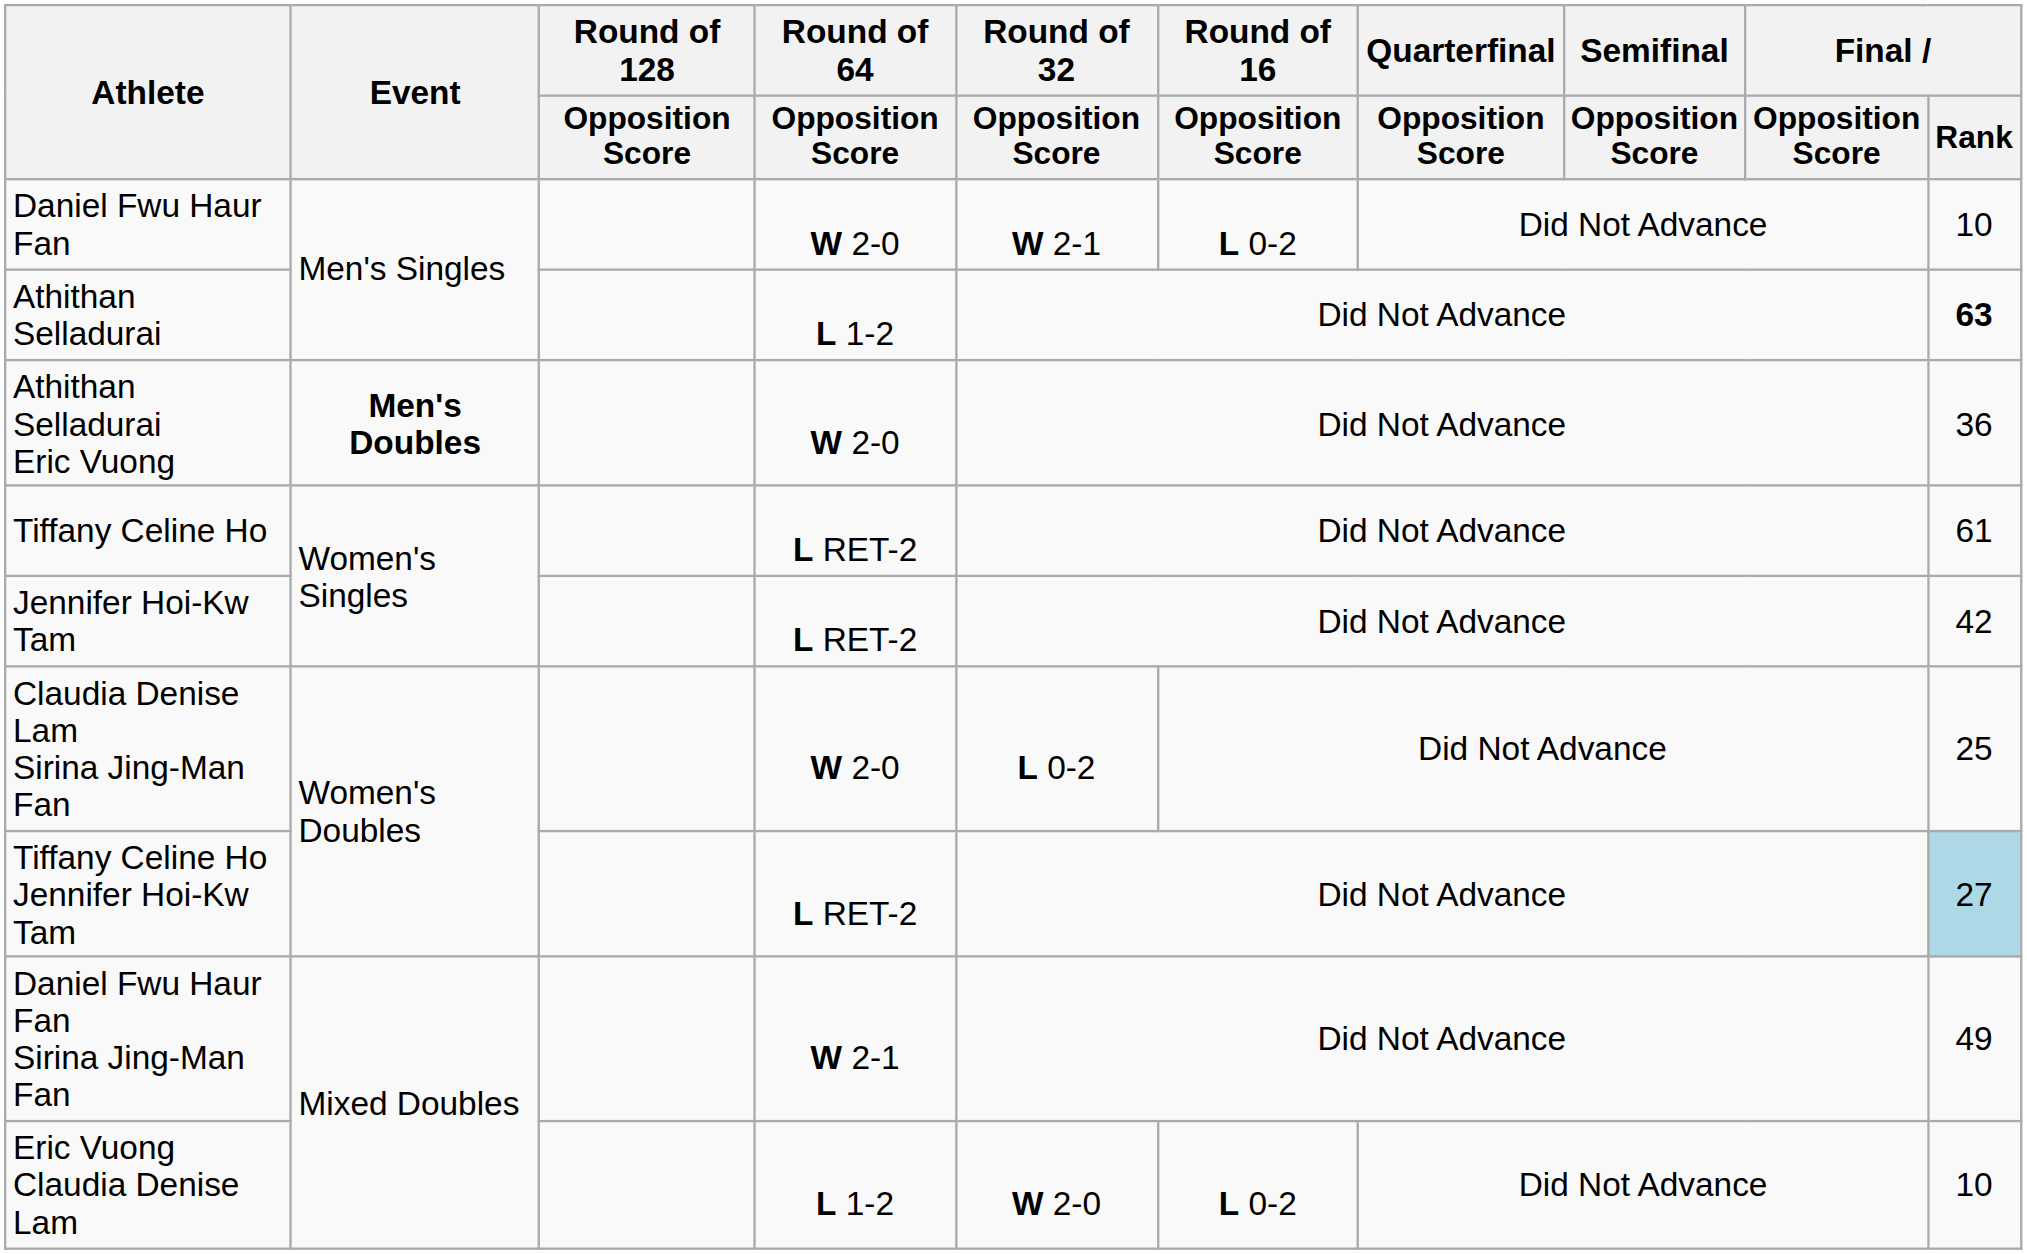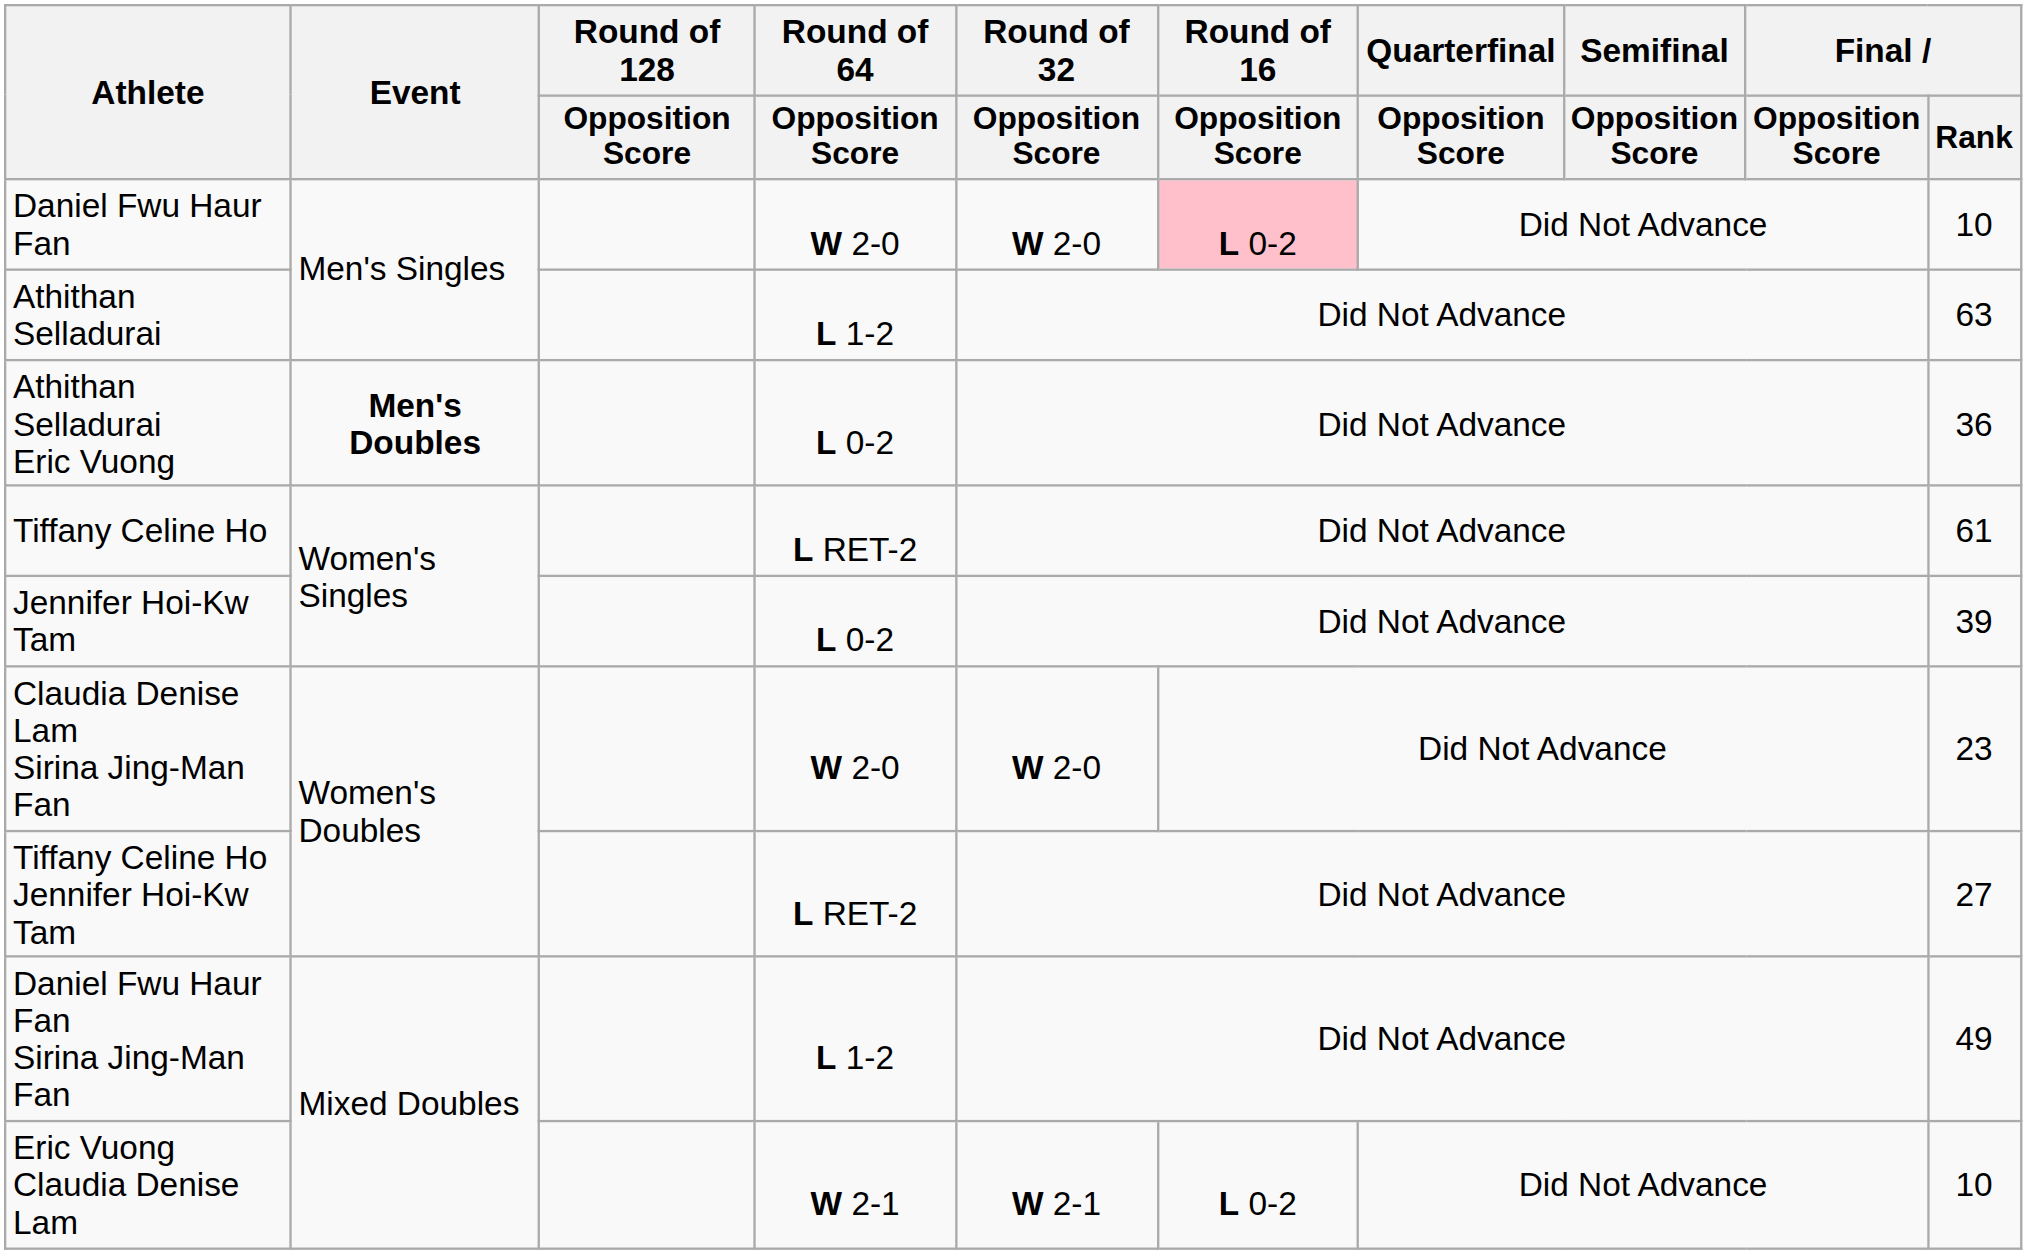(1056, 244) W 2-1 -> (1056, 244) W 2-0
(1258, 244) no background -> (1258, 244) pink background
(1974, 315) bold -> (1974, 315) normal
(855, 442) W 2-0 -> (855, 442) L 0-2
(855, 640) L RET-2 -> (855, 640) L 0-2
(1974, 622) 42 -> (1974, 622) 39
(1056, 767) L 0-2 -> (1056, 767) W 2-0
(1974, 749) 25 -> (1974, 749) 23
(1974, 894) lightblue background -> (1974, 894) no background
(855, 1058) W 2-1 -> (855, 1058) L 1-2
(855, 1204) L 1-2 -> (855, 1204) W 2-1
(1056, 1204) W 2-0 -> (1056, 1204) W 2-1
